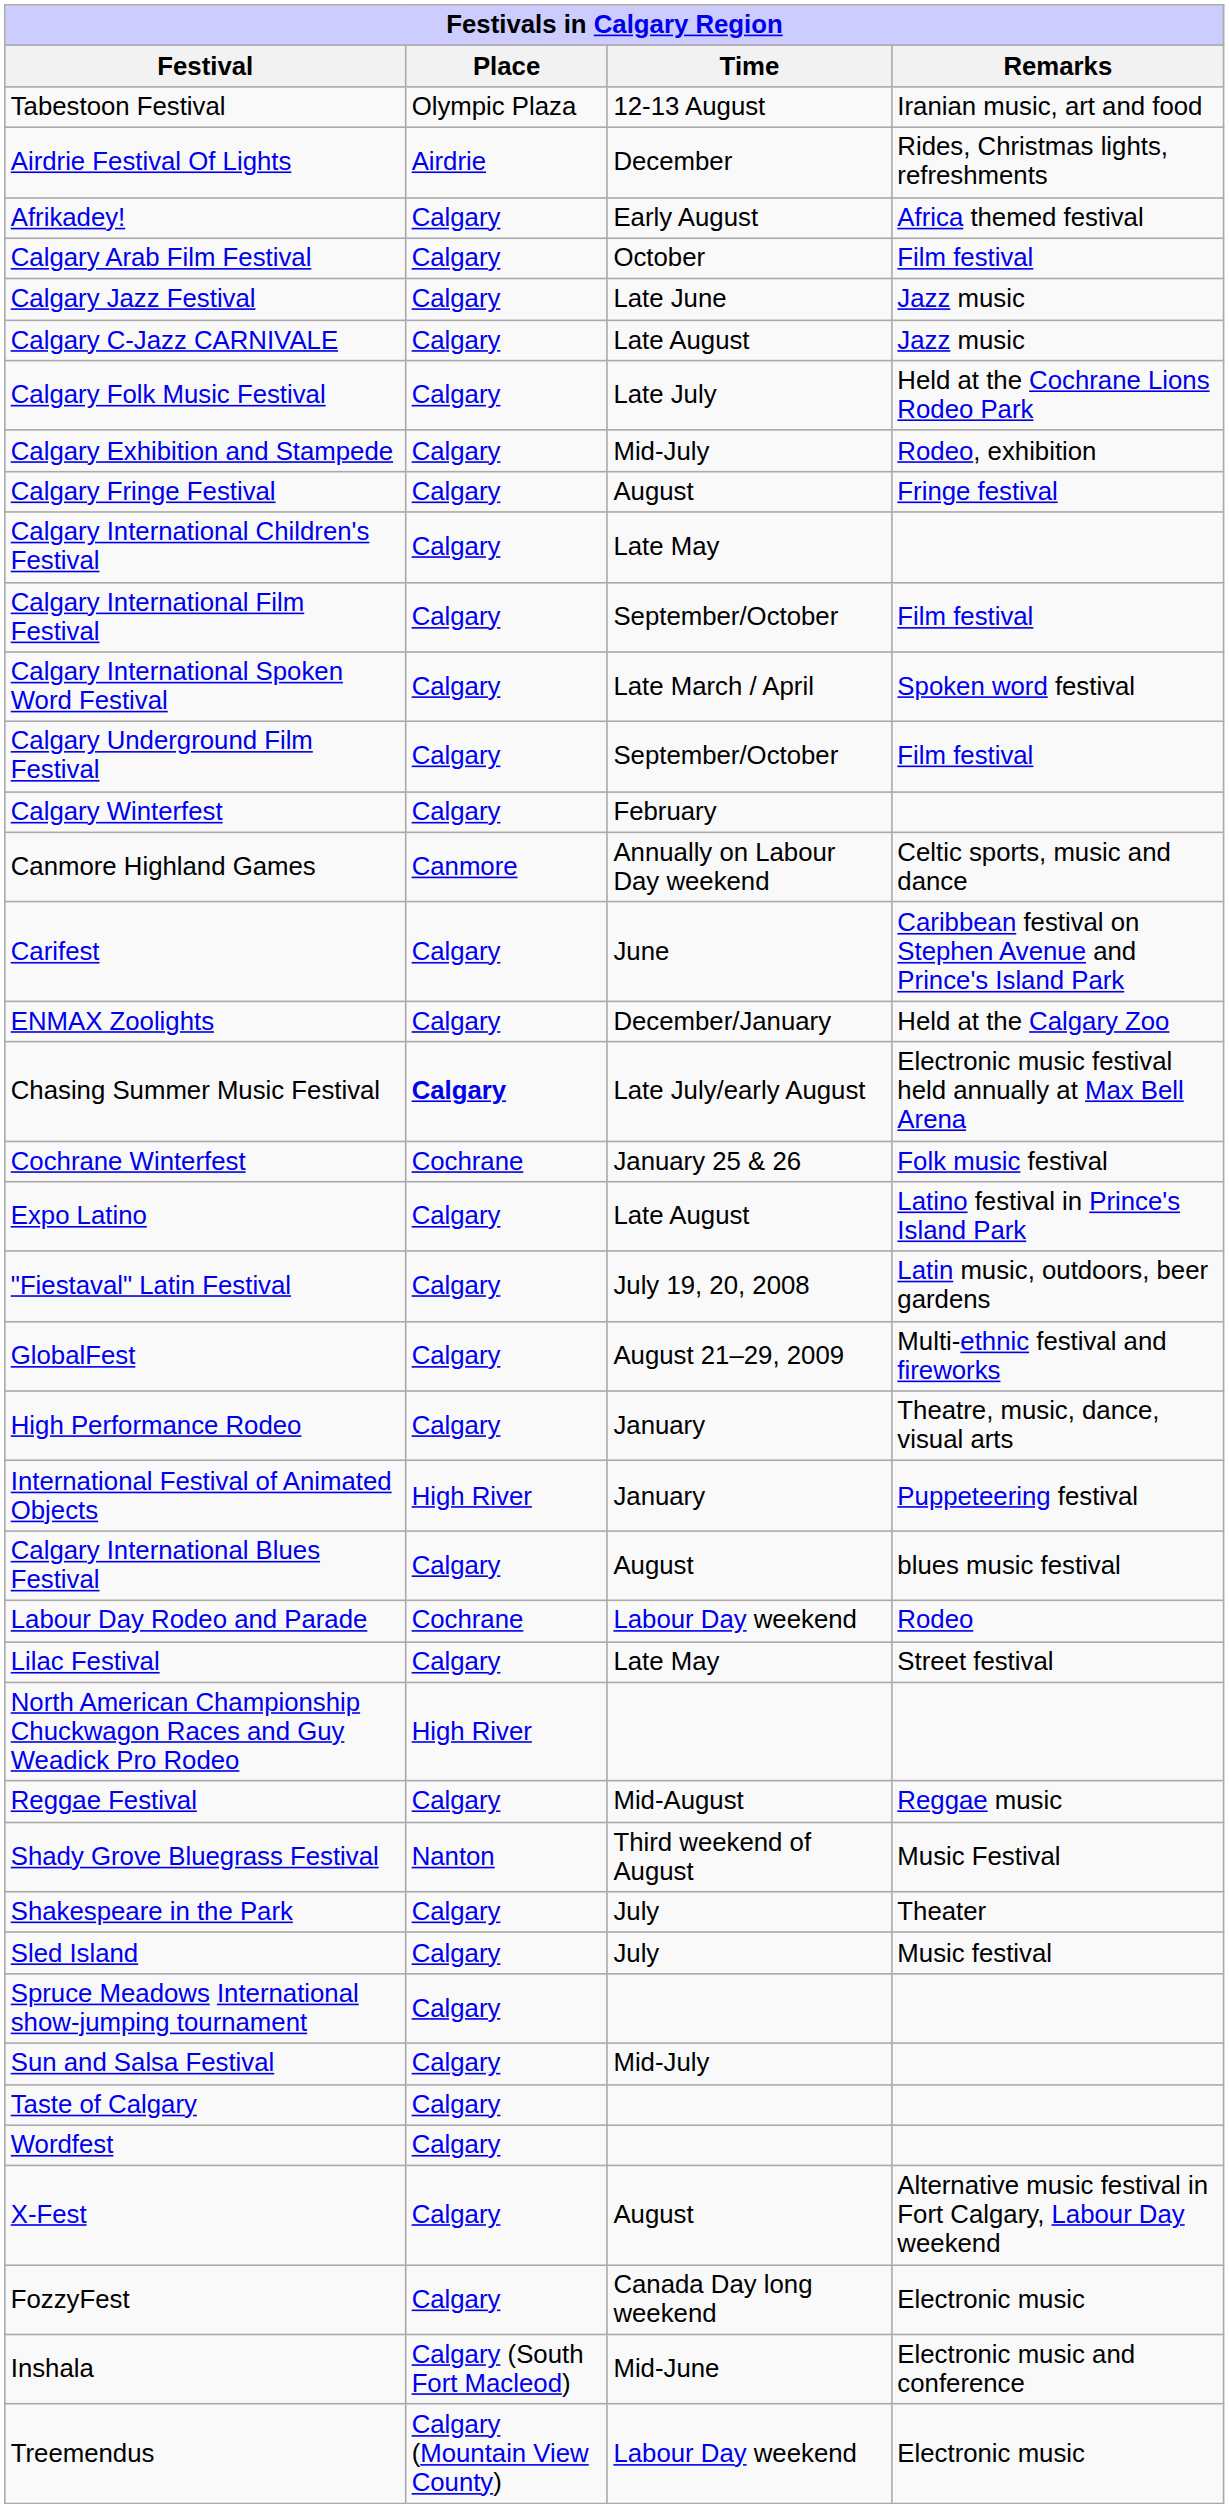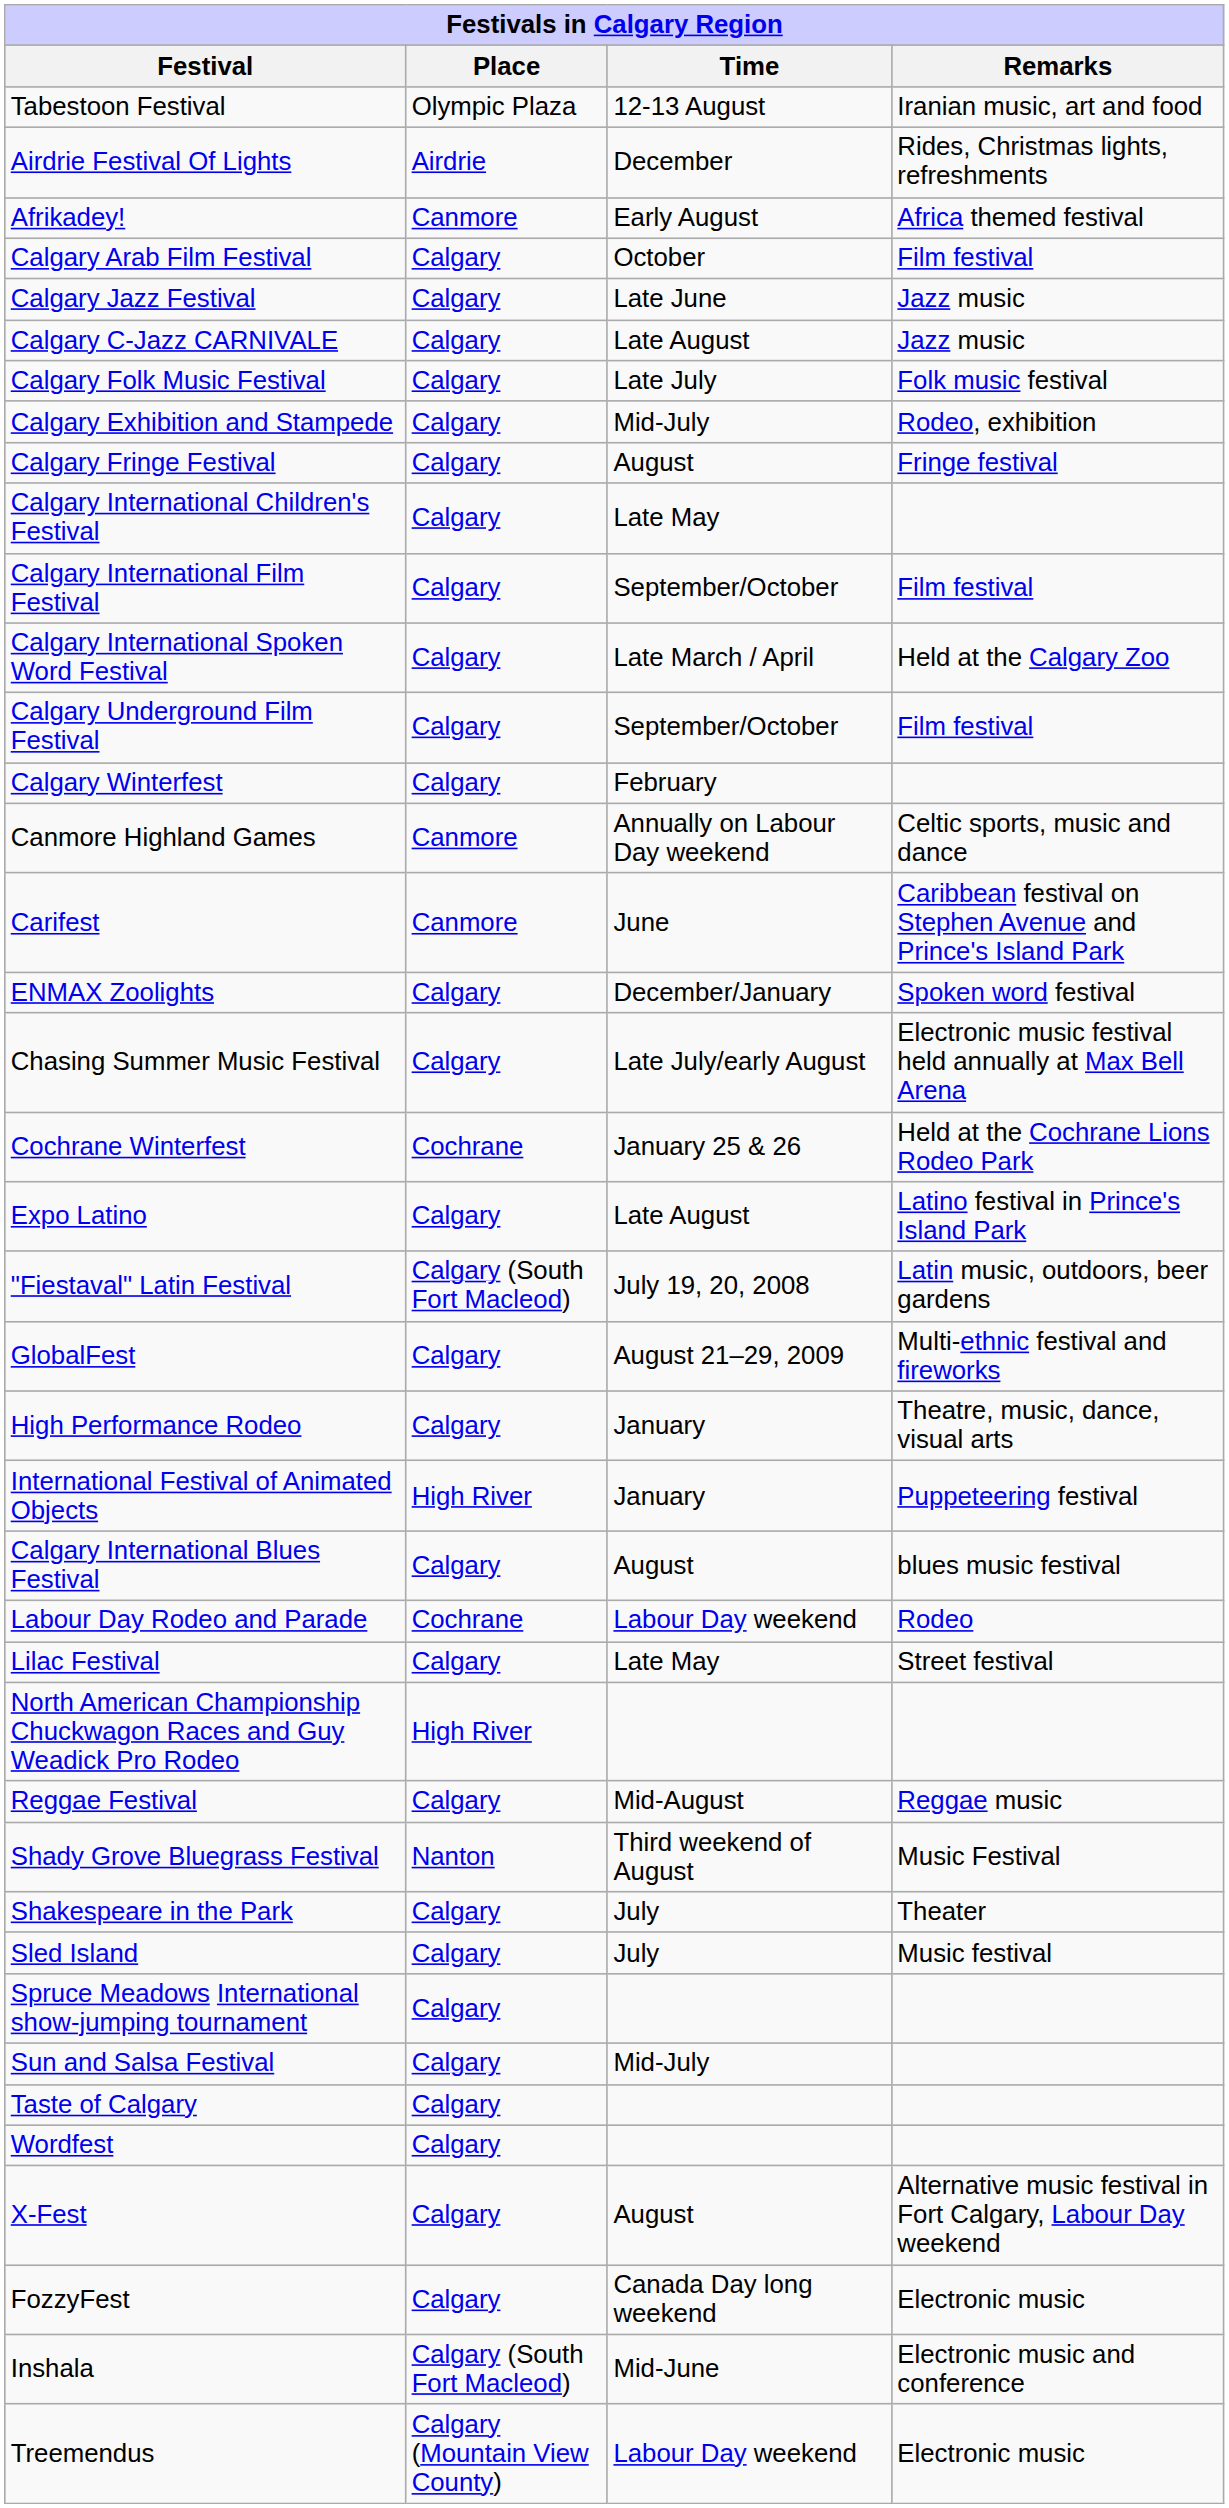(456, 217) Calgary -> (465, 217) Canmore
(1053, 395) Held at the Cochrane Lions Rodeo Park -> (1003, 380) Folk music festival
(1016, 686) Spoken word festival -> (1033, 657) Held at the Calgary Zoo
(456, 951) Calgary -> (465, 922) Canmore
(1033, 1021) Held at the Calgary Zoo -> (1016, 992) Spoken word festival
(459, 1090) bold -> (456, 1061) normal
(1003, 1160) Folk music festival -> (1053, 1146) Held at the Cochrane Lions Rodeo Park
(456, 1285) Calgary -> (498, 1285) Calgary (South Fort Macleod)
